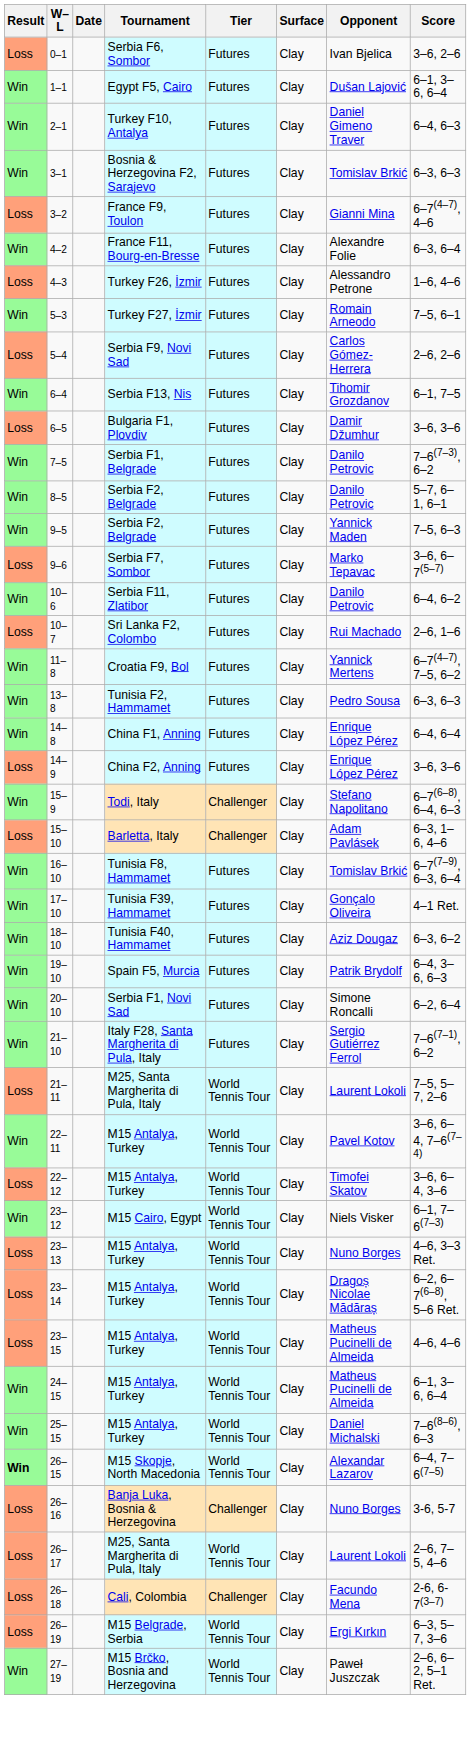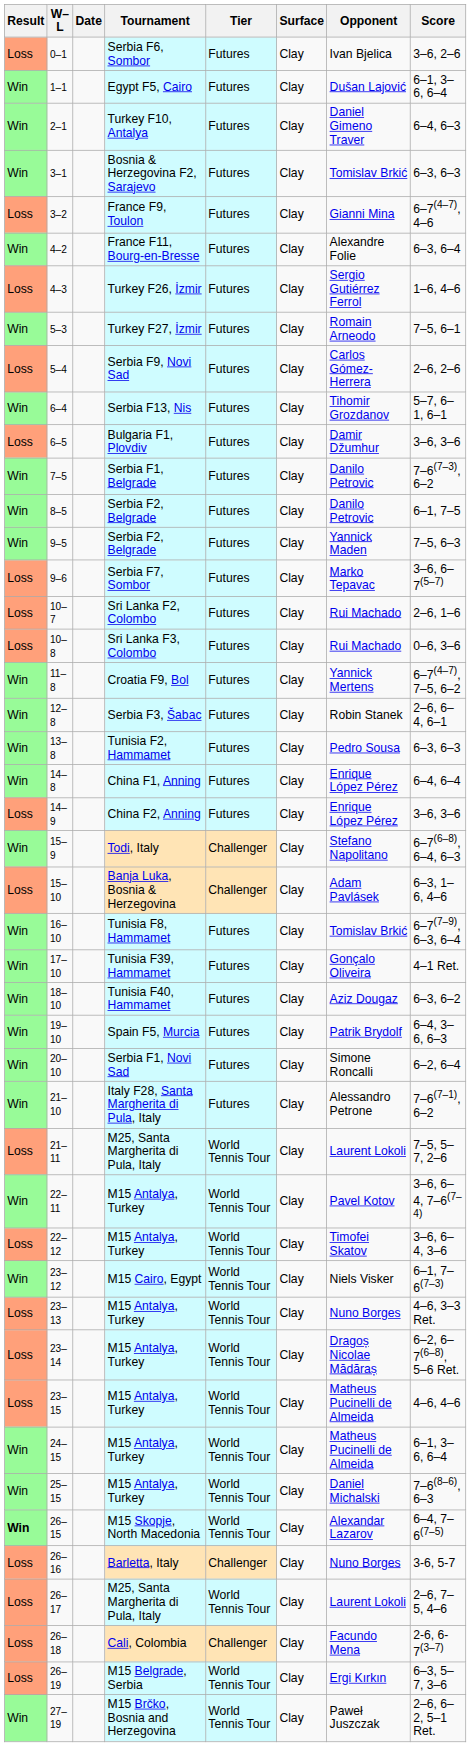(360, 282) Alessandro Petrone -> (355, 289) Sergio Gutiérrez Ferrol
(437, 394) 6–1, 7–5 -> (434, 408) 5–7, 6–1, 6–1
(434, 497) 5–7, 6–1, 6–1 -> (437, 510) 6–1, 7–5
- row: (58, 600)
+ row: (58, 646)
+ row: (58, 715)
(143, 836) Barletta, Italy -> (142, 890) Banja Luka, Bosnia & Herzegovina
(355, 1044) Sergio Gutiérrez Ferrol -> (360, 1104) Alessandro Petrone
(142, 1509) Banja Luka, Bosnia & Herzegovina -> (143, 1562) Barletta, Italy
